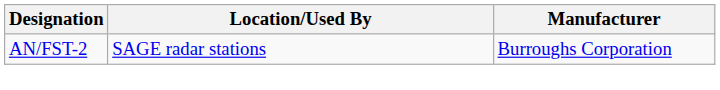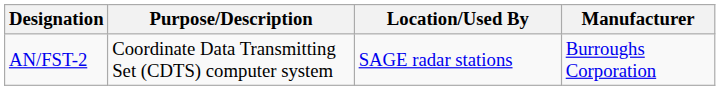+ column: (231, 19)
